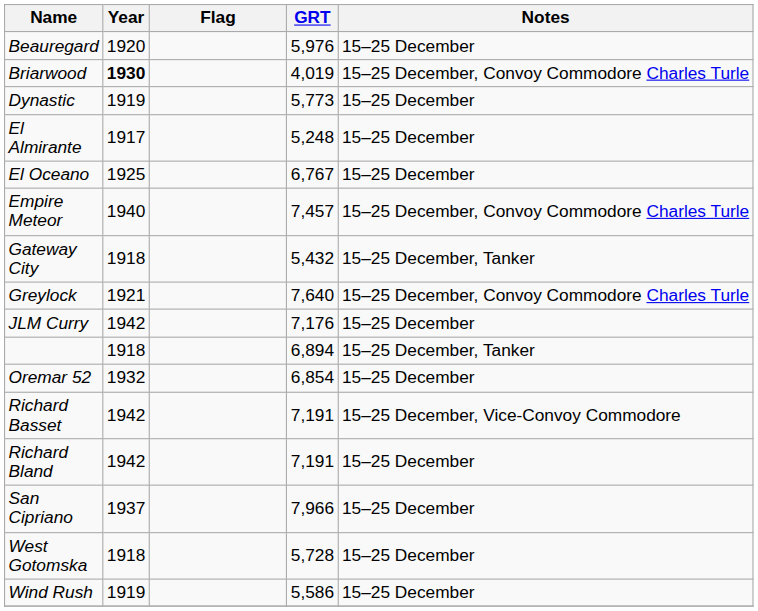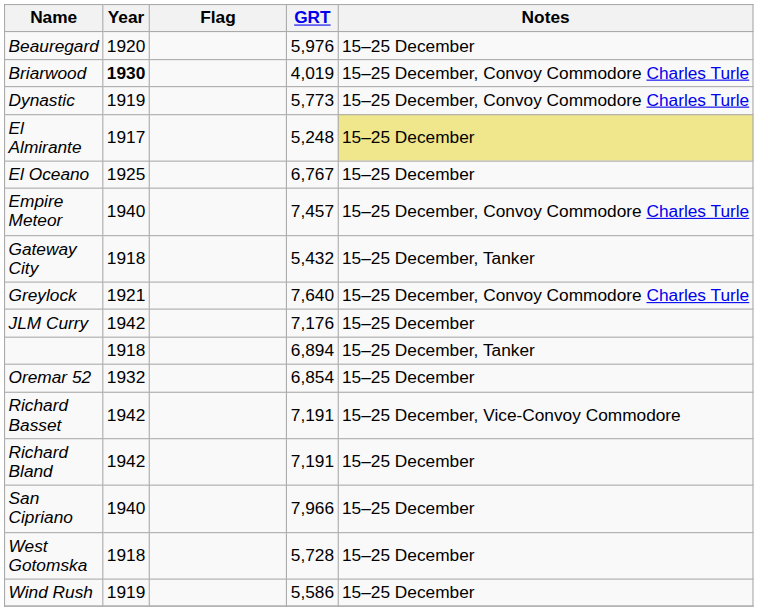(408, 100) 15–25 December -> (546, 100) 15–25 December, Convoy Commodore Charles Turle
(408, 137) no background -> (408, 137) khaki background
(126, 508) 1937 -> (126, 508) 1940
